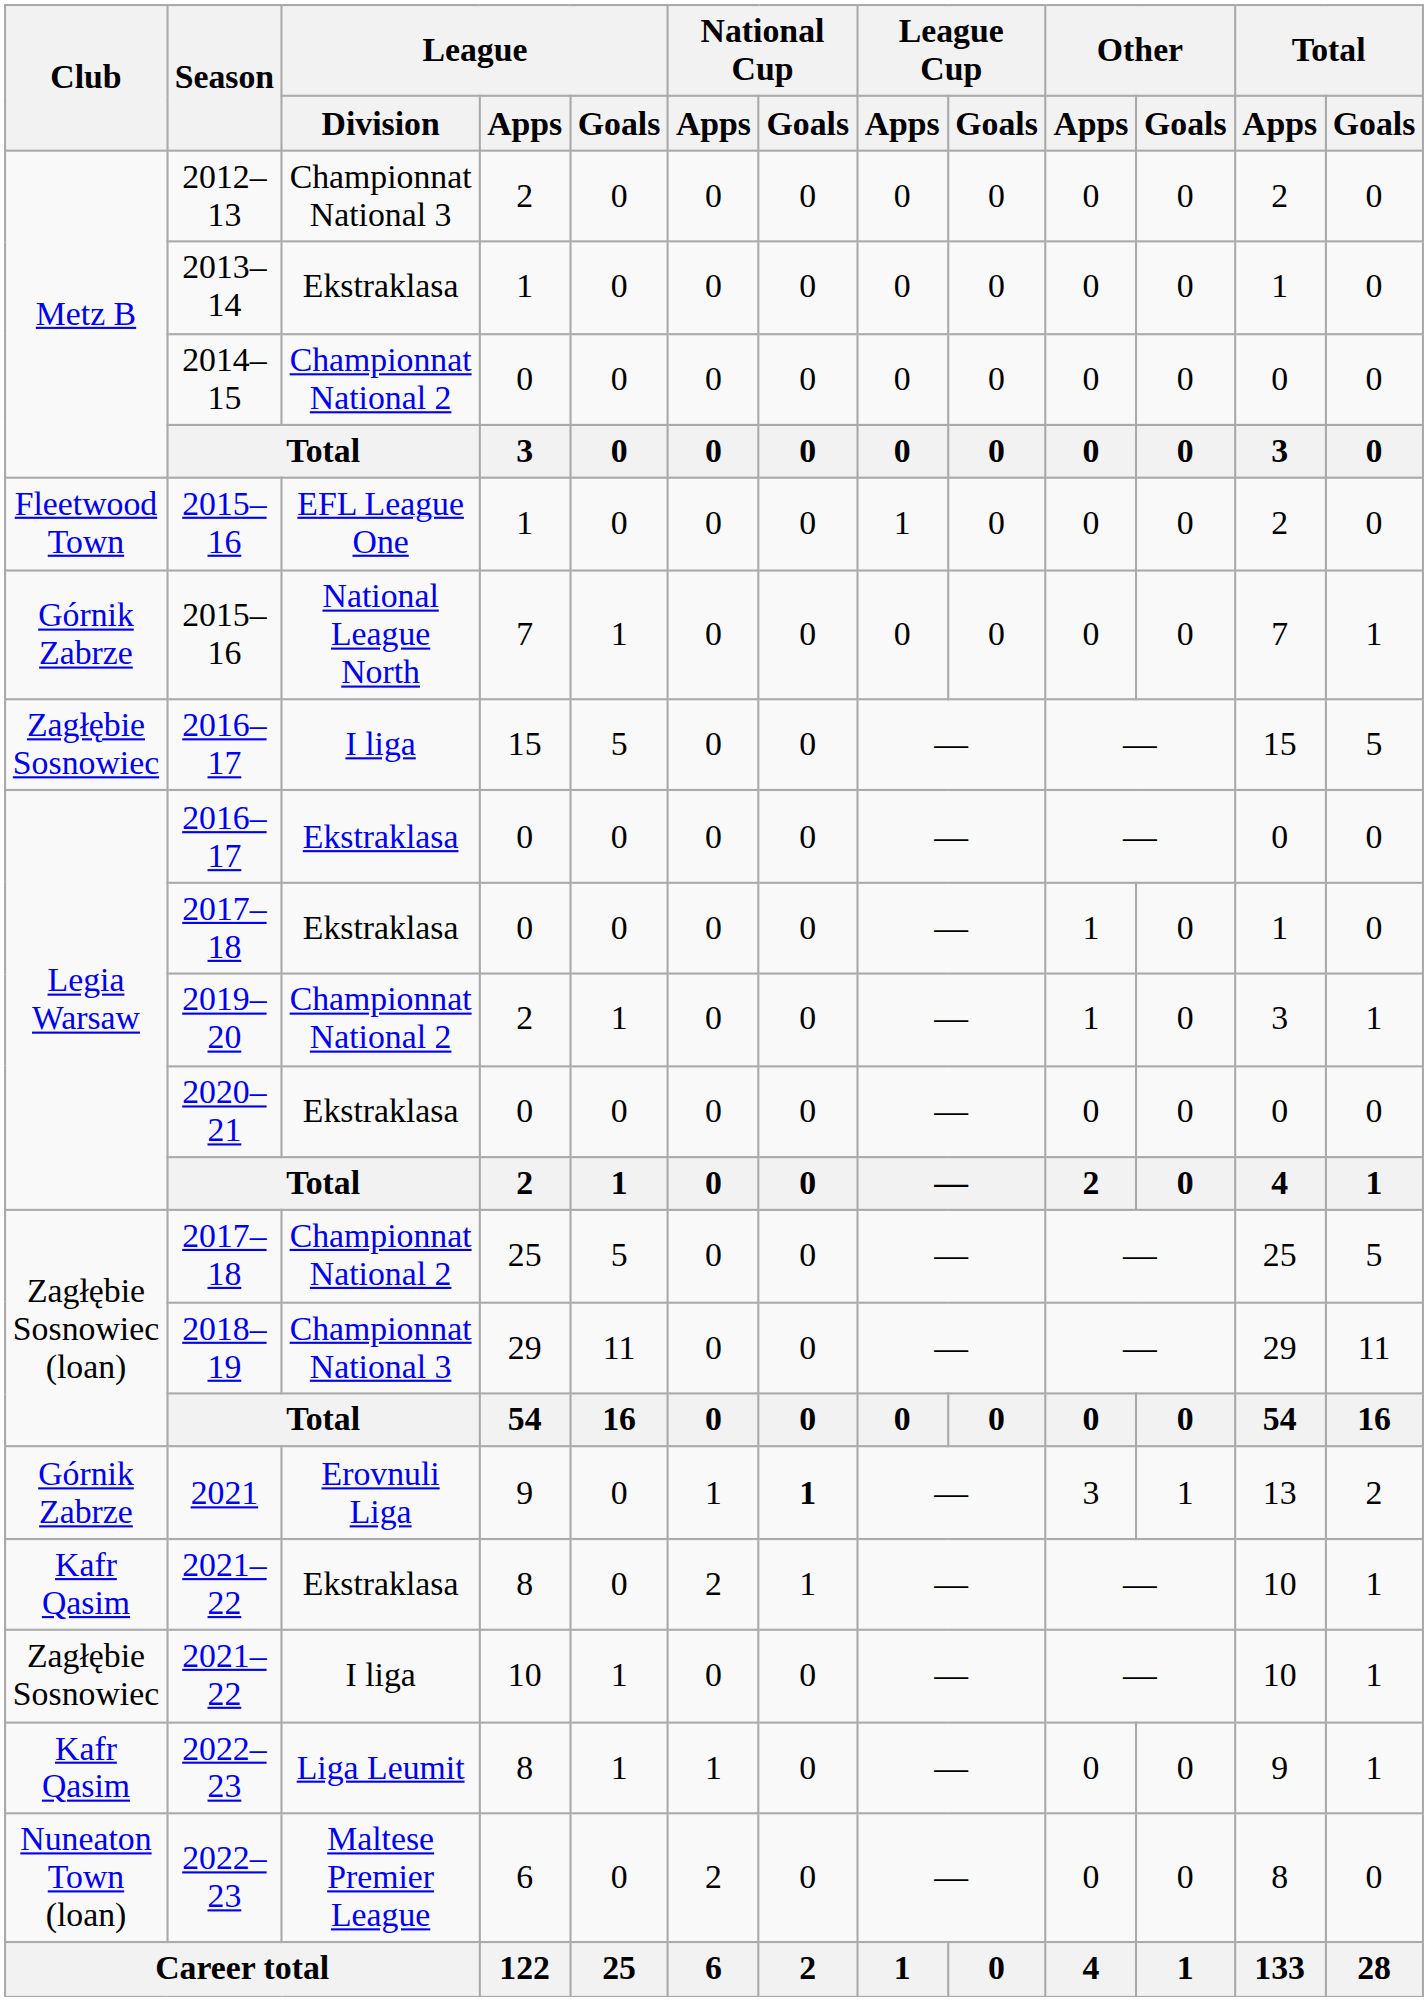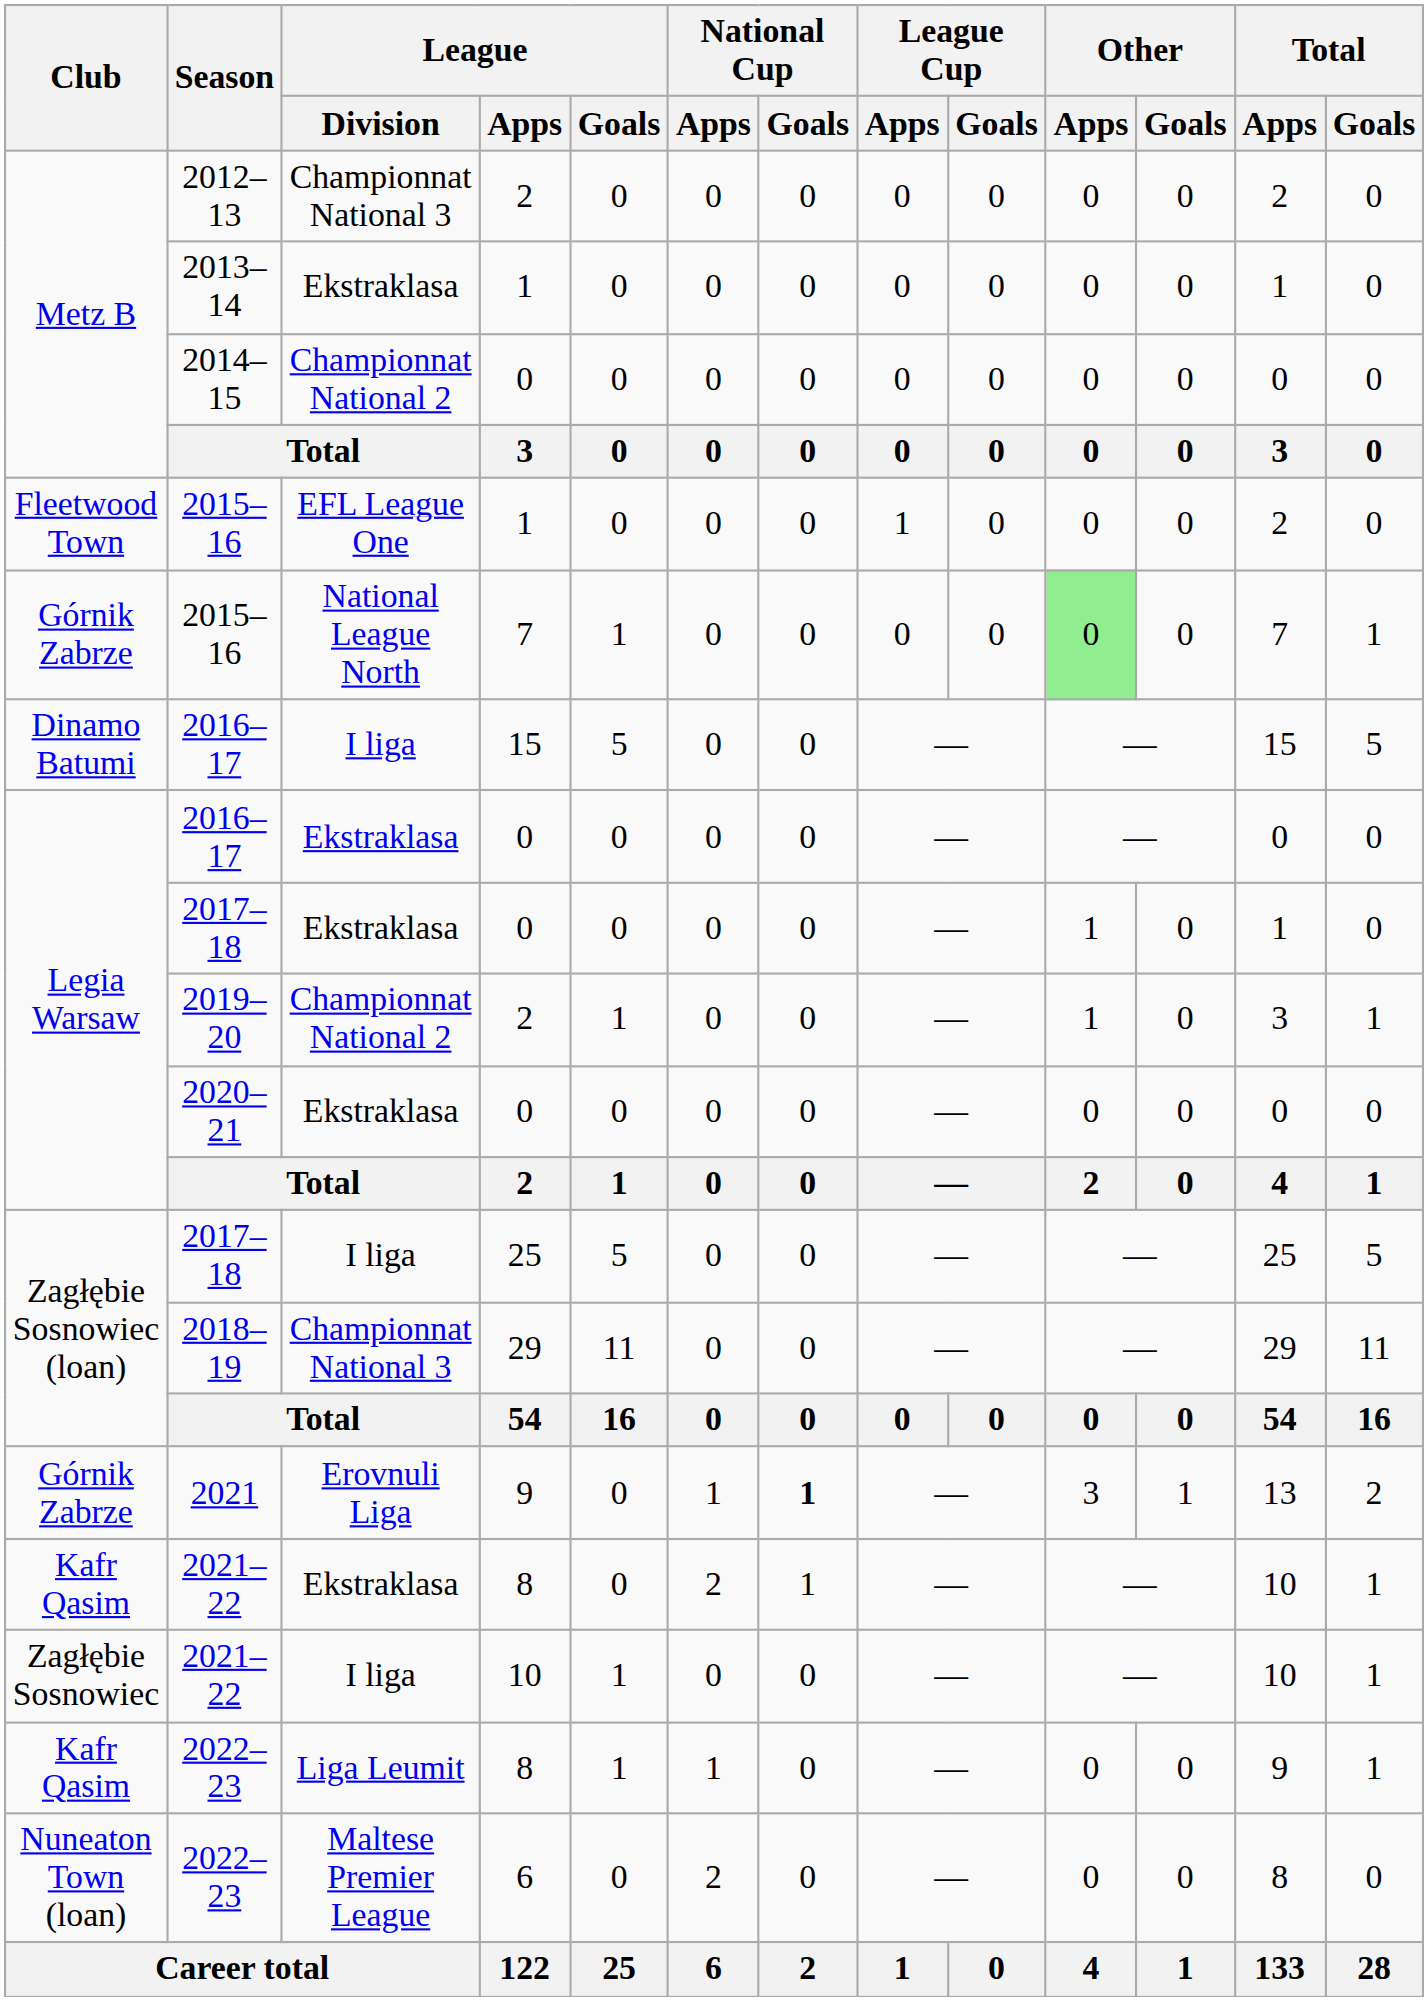(1091, 633) no background -> (1091, 633) lightgreen background
(86, 744) Zagłębie Sosnowiec -> (86, 744) Dinamo Batumi
(381, 1255) Championnat National 2 -> (381, 1255) I liga
